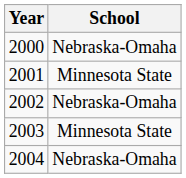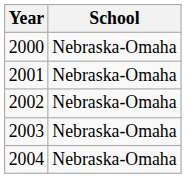(114, 74) Minnesota State -> (114, 74) Nebraska-Omaha
(114, 131) Minnesota State -> (114, 131) Nebraska-Omaha
